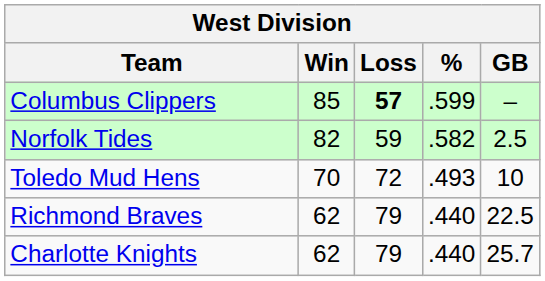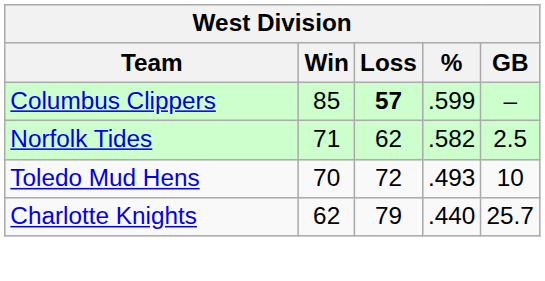(327, 139) 82 -> (327, 139) 71
(388, 139) 59 -> (388, 139) 62
- row: (106, 216)
